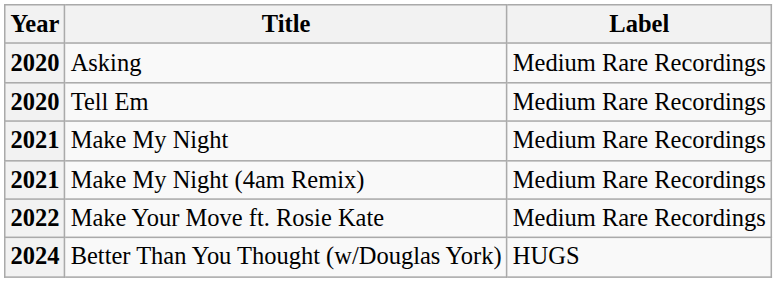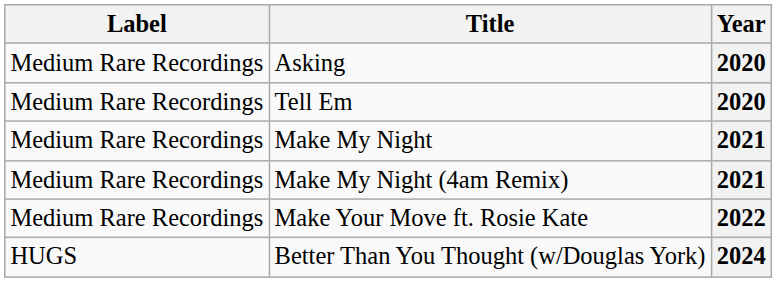columns swapped: (35, 23) <-> (639, 23)
